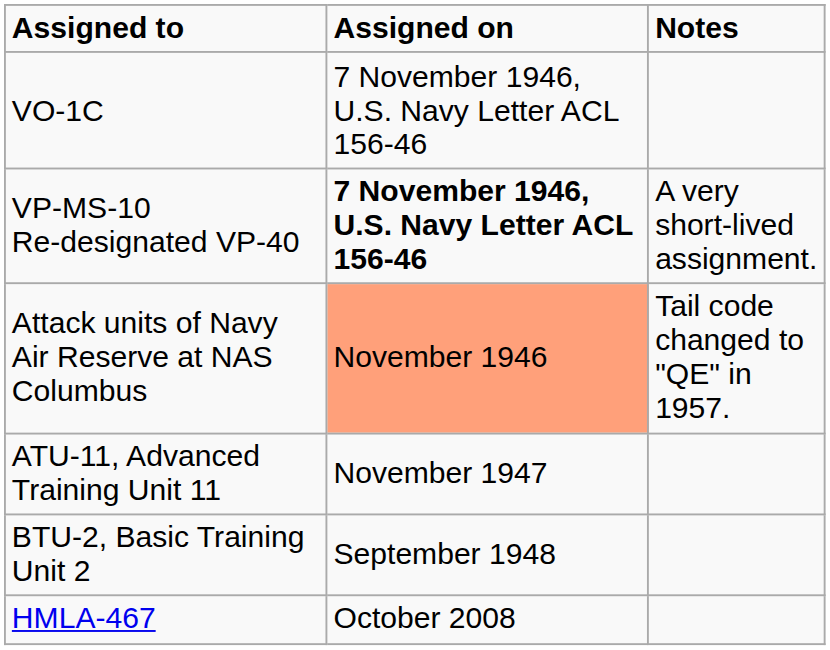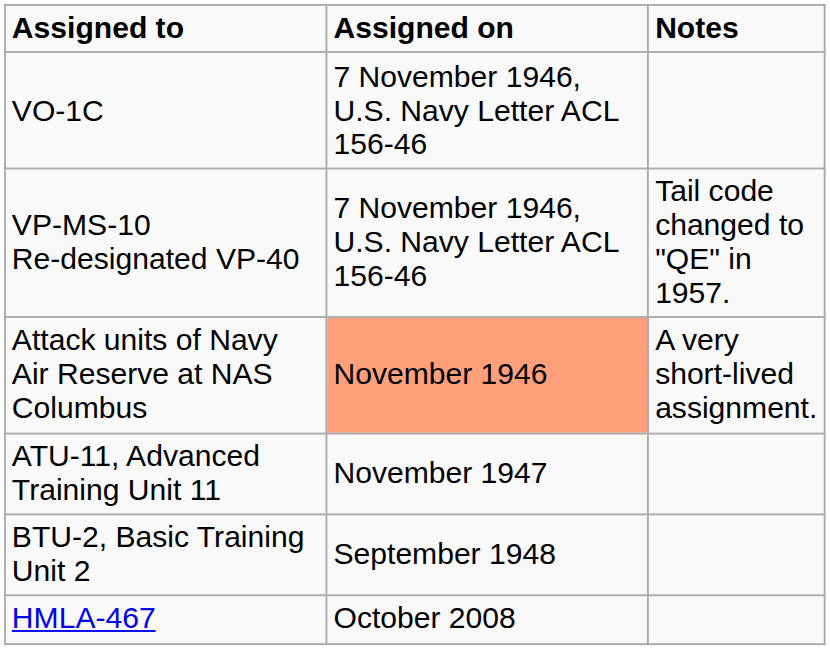(483, 225) bold -> (476, 242) normal
(736, 225) A very short-lived assignment. -> (730, 242) Tail code changed to "QE" in 1957.
(730, 357) Tail code changed to "QE" in 1957. -> (736, 374) A very short-lived assignment.
